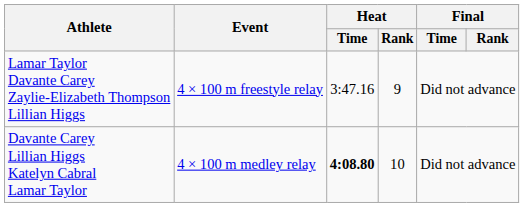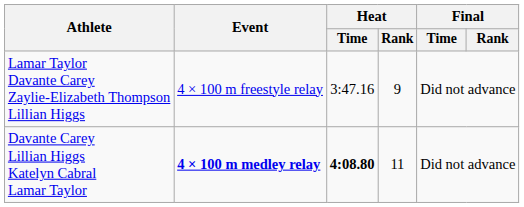(246, 164) normal -> (249, 164) bold
(397, 164) 10 -> (397, 164) 11
